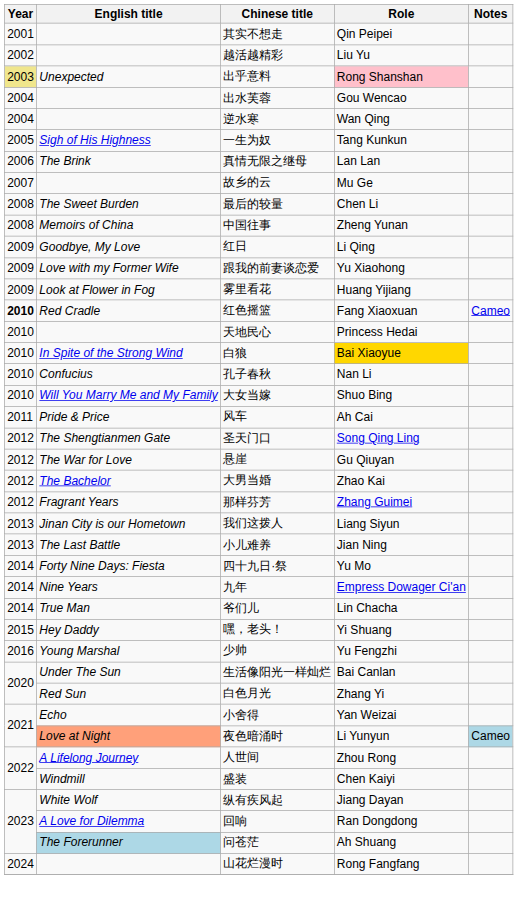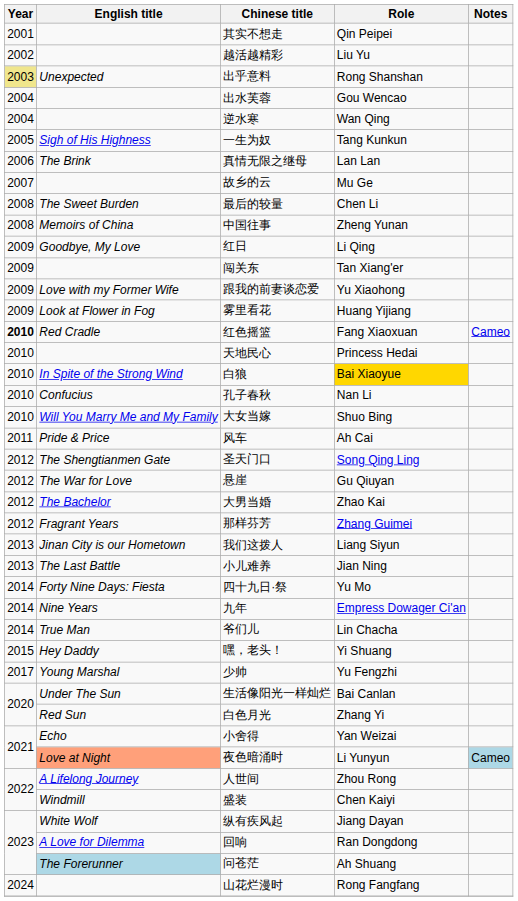(380, 76) pink background -> (380, 76) no background
+ row: (241, 267)
(20, 651) 2016 -> (20, 672) 2017
